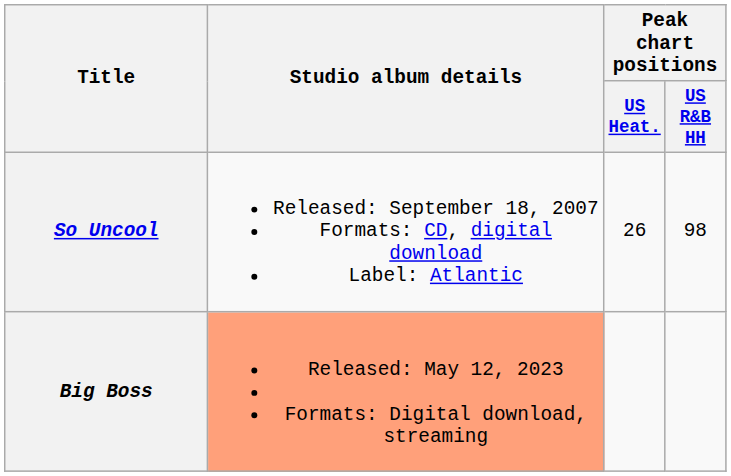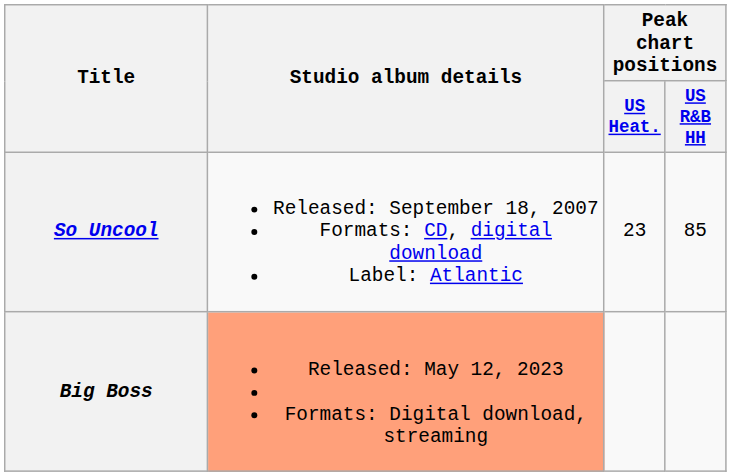(635, 232) 26 -> (635, 232) 23
(695, 232) 98 -> (695, 232) 85
